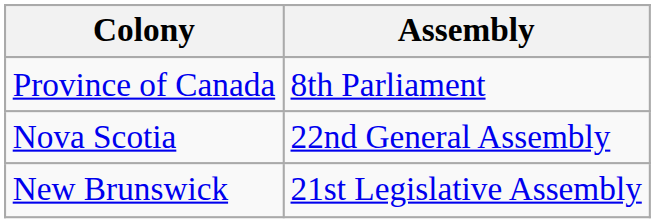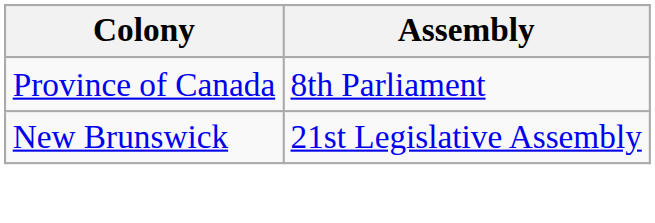- row: (95, 136)
